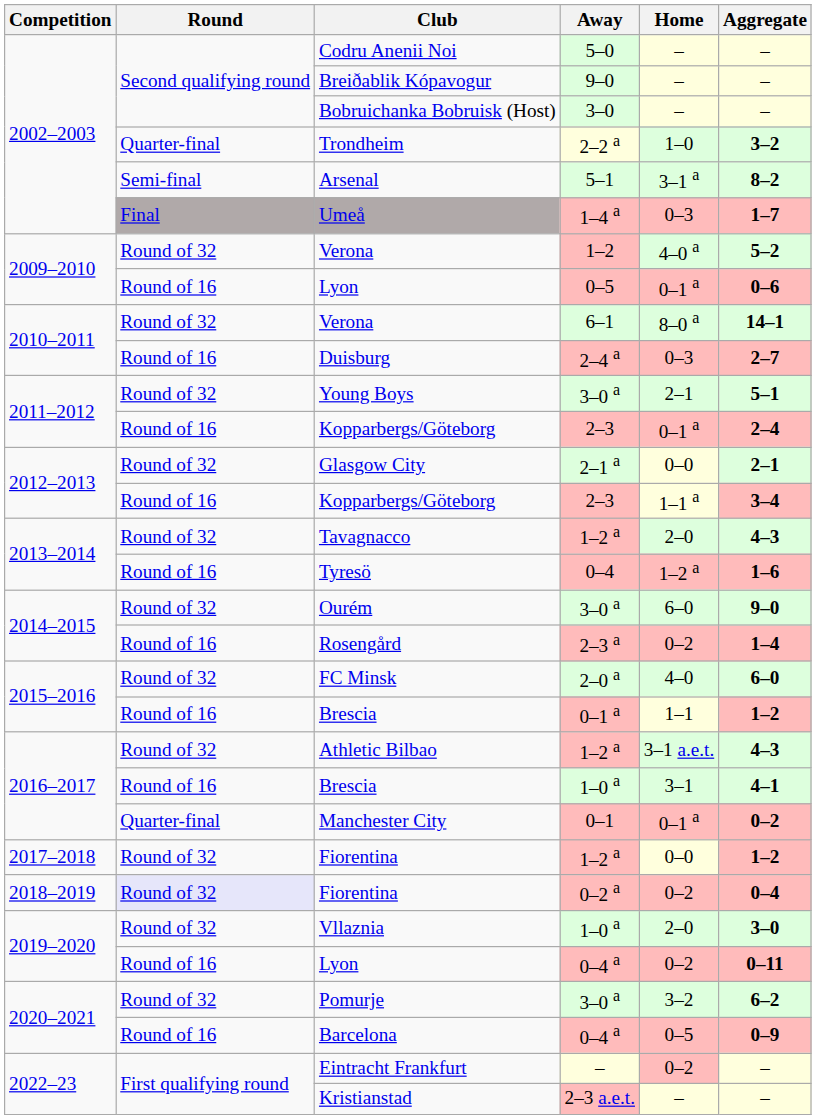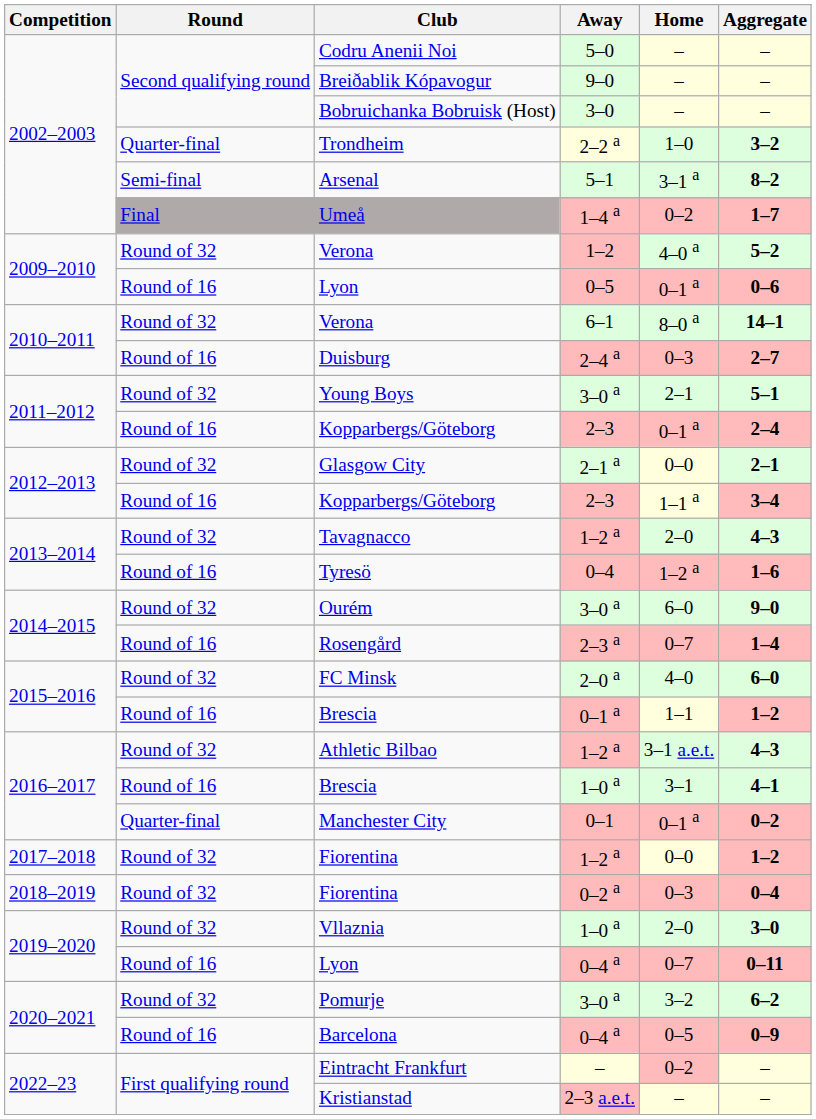(679, 215) 0–3 -> (679, 215) 0–2
(679, 643) 0–2 -> (679, 643) 0–7
(168, 892) lavender background -> (168, 892) no background
(679, 892) 0–2 -> (679, 892) 0–3
(679, 963) 0–2 -> (679, 963) 0–7
